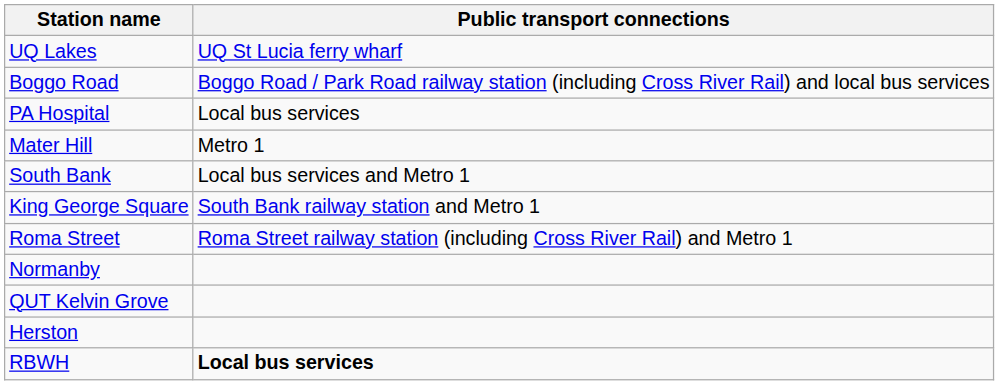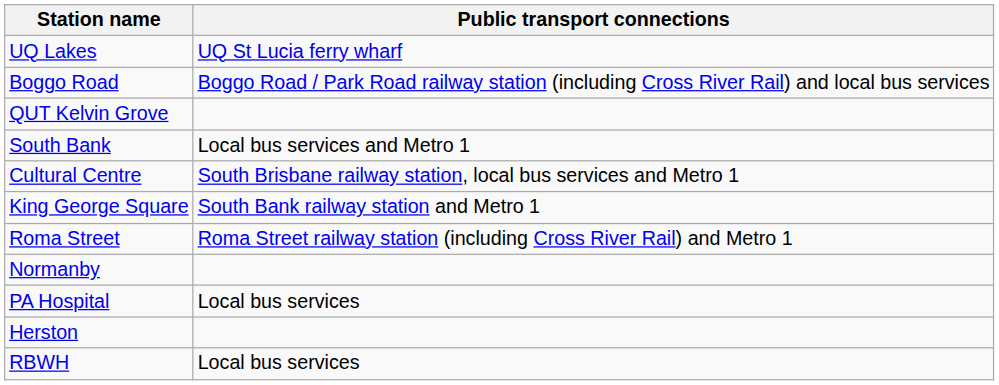rows swapped: (59, 113) <-> (89, 301)
- row: (51, 144)
+ row: (75, 176)
(286, 363) bold -> (279, 363) normal
